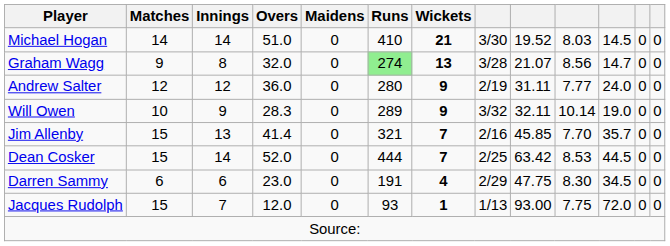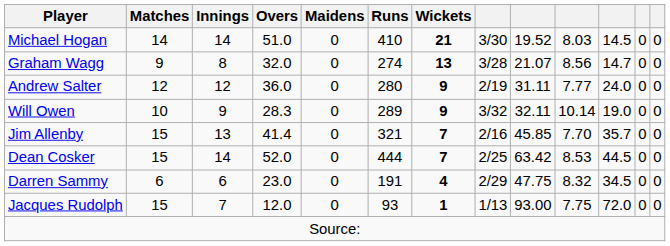(390, 63) lightgreen background -> (390, 63) no background
(577, 181) 8.30 -> (577, 181) 8.32
